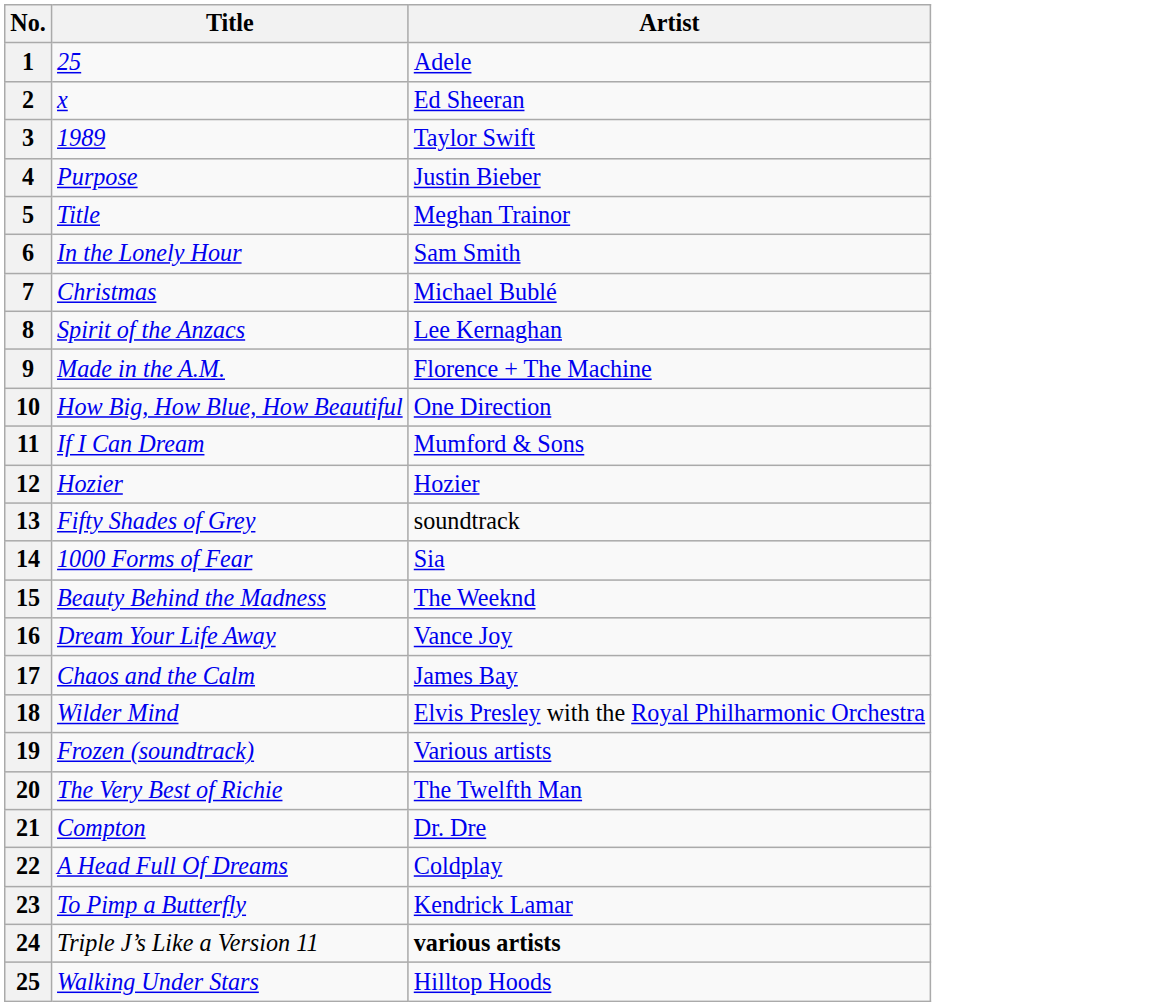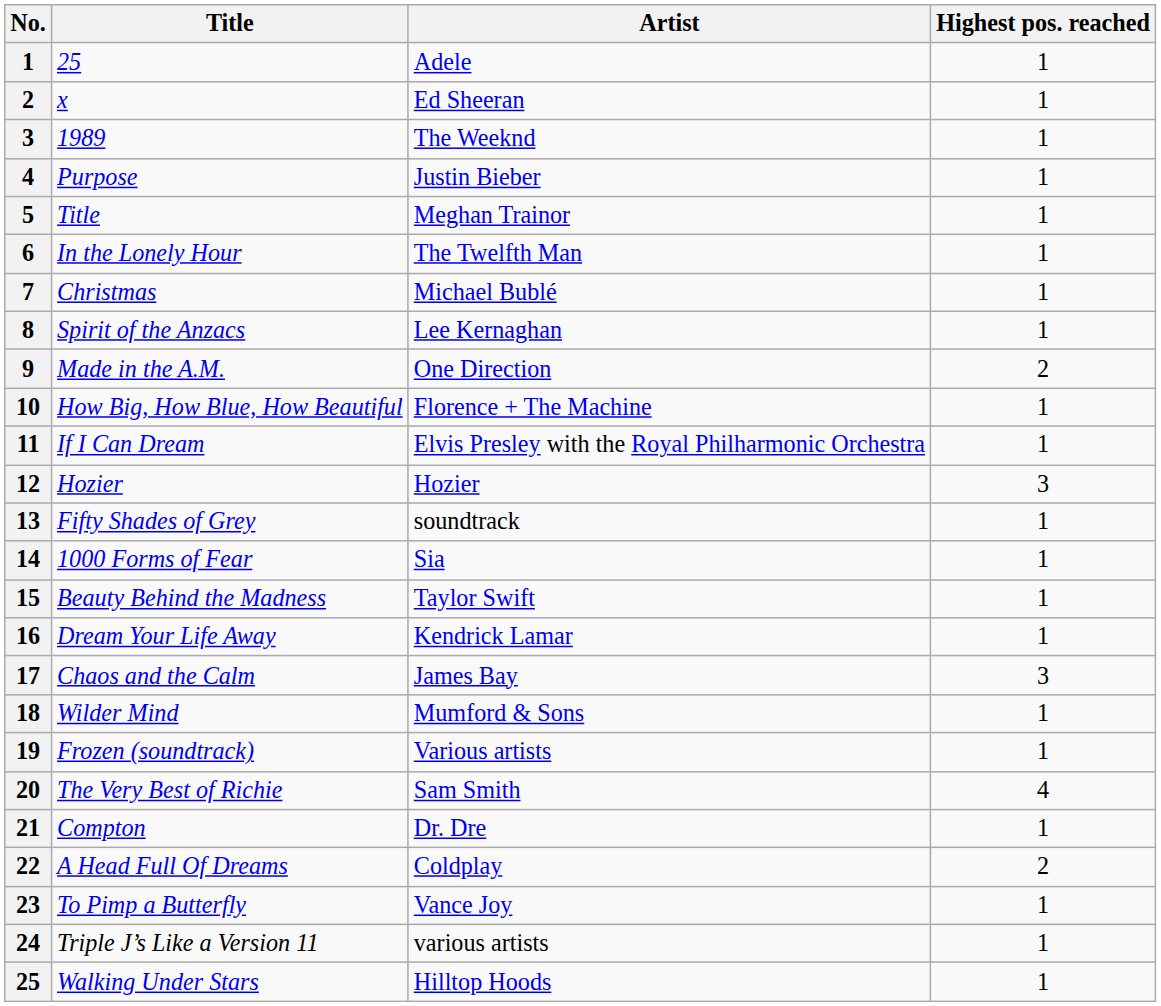+ column: (1043, 23)
(474, 138) Taylor Swift -> (475, 138) The Weeknd
(467, 253) Sam Smith -> (498, 253) The Twelfth Man
(533, 368) Florence + The Machine -> (483, 368) One Direction
(483, 406) One Direction -> (533, 406) Florence + The Machine
(499, 445) Mumford & Sons -> (669, 445) Elvis Presley with the Royal Philharmonic Orchestra
(475, 598) The Weeknd -> (474, 598) Taylor Swift
(463, 636) Vance Joy -> (493, 636) Kendrick Lamar
(669, 713) Elvis Presley with the Royal Philharmonic Orchestra -> (499, 713) Mumford & Sons
(498, 789) The Twelfth Man -> (467, 789) Sam Smith
(493, 904) Kendrick Lamar -> (463, 904) Vance Joy
(487, 943) bold -> (481, 943) normal
